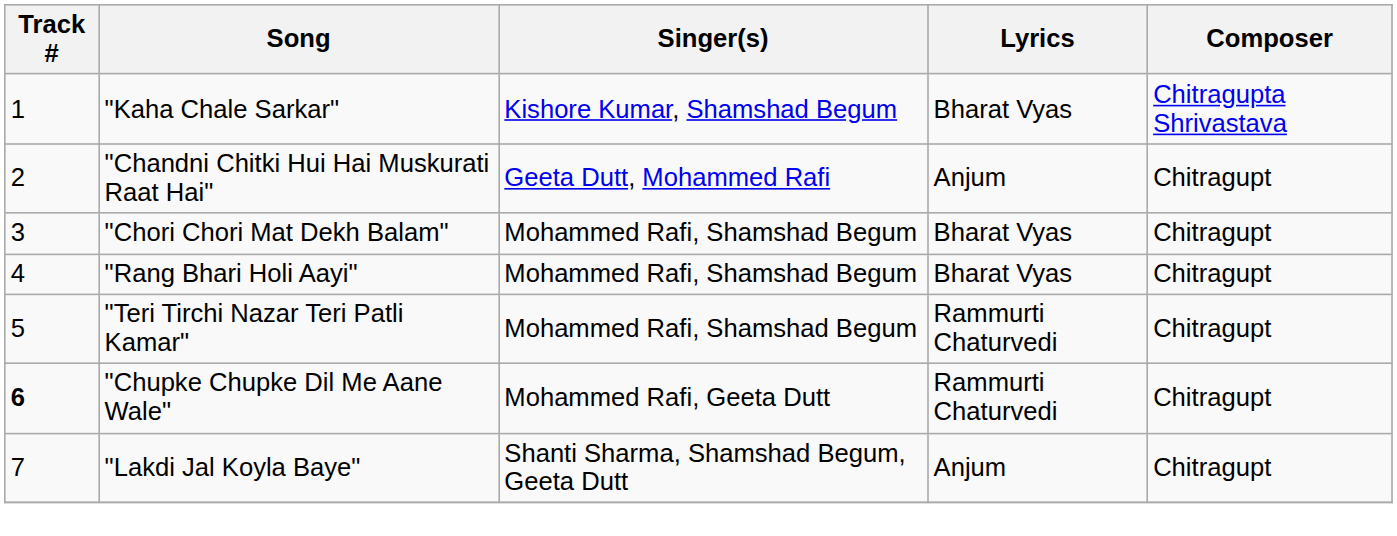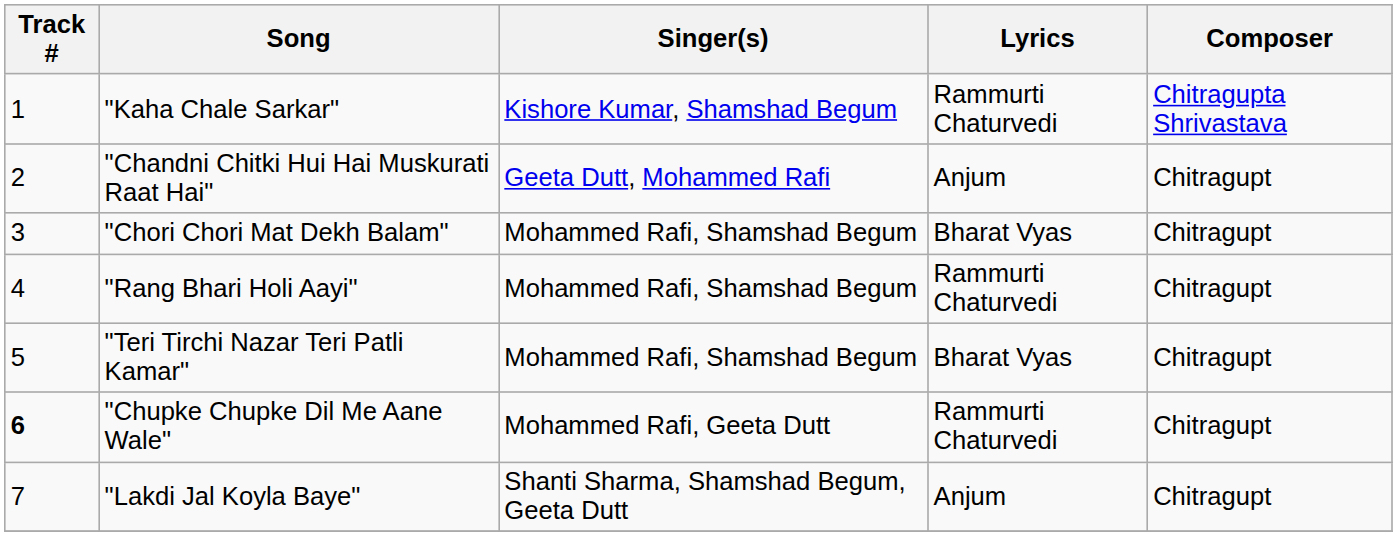(1003, 108) Bharat Vyas -> (996, 108) Rammurti Chaturvedi
(1003, 273) Bharat Vyas -> (996, 288) Rammurti Chaturvedi
(996, 328) Rammurti Chaturvedi -> (1003, 357) Bharat Vyas
